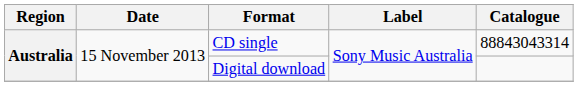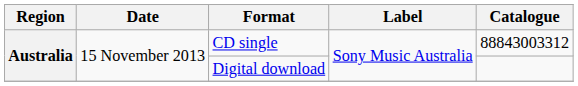(525, 42) 88843043314 -> (525, 42) 88843003312
